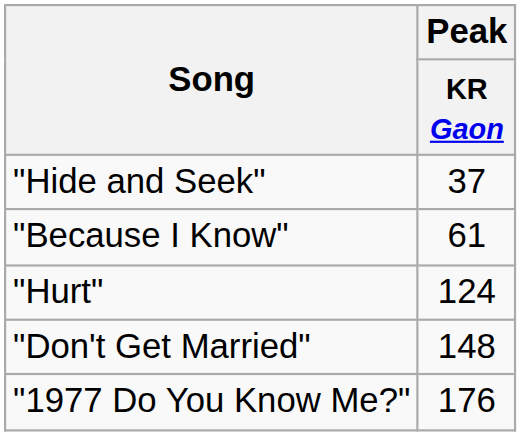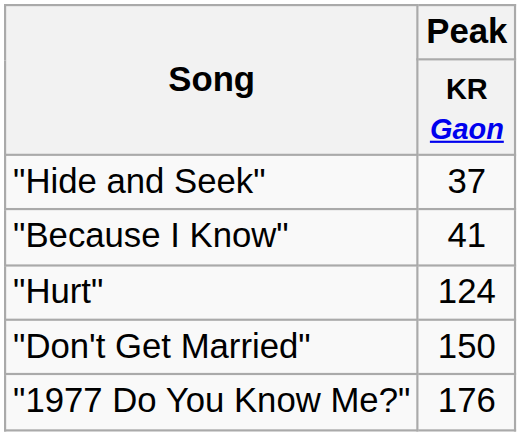(467, 236) 61 -> (467, 236) 41
(467, 346) 148 -> (467, 346) 150
